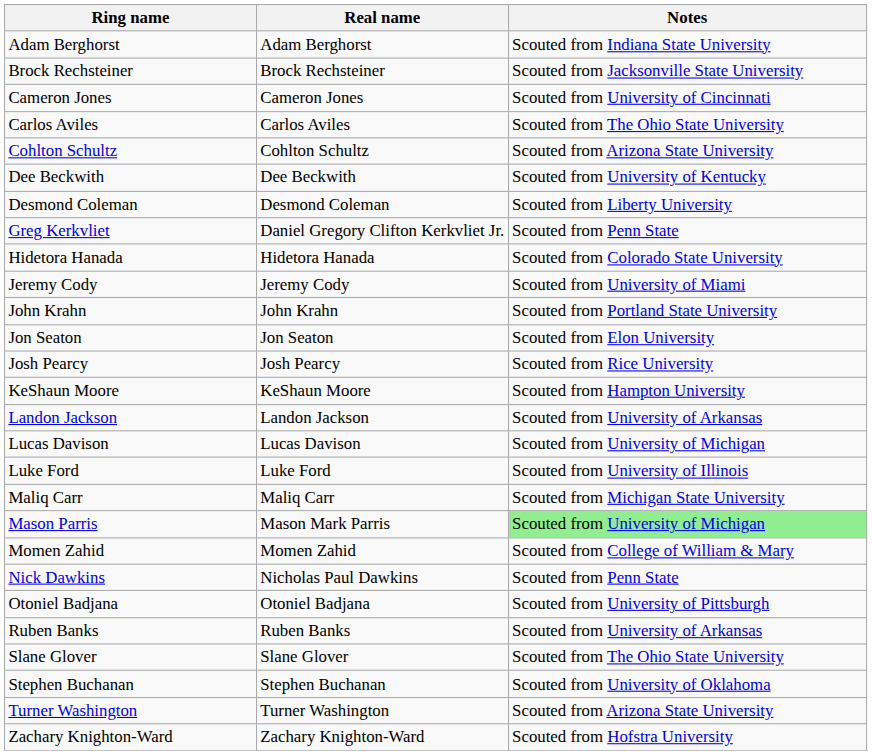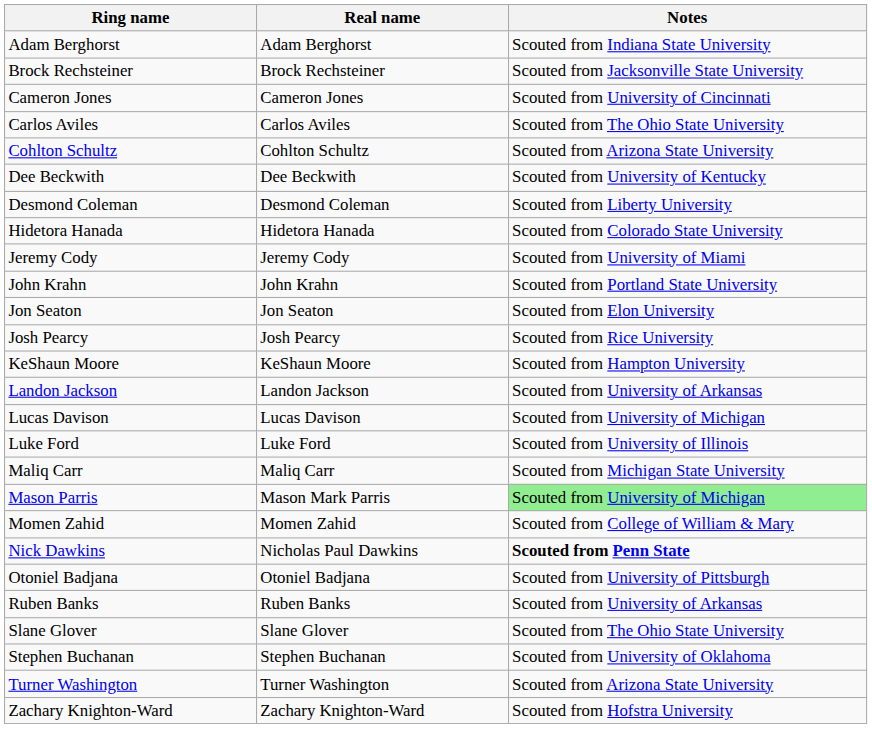- row: (59, 230)
(595, 577) normal -> (601, 550) bold
